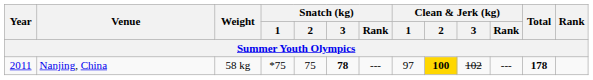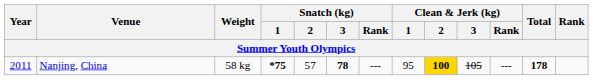(277, 65) normal -> (277, 65) bold
(310, 65) 75 -> (310, 65) 57
(408, 65) 97 -> (408, 65) 95
(474, 65) 102 -> (474, 65) 105
